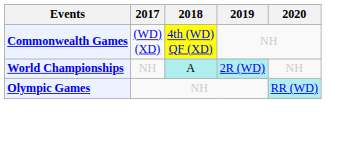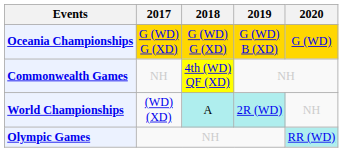+ row: (70, 41)
(148, 41) (WD) (XD) -> (159, 76) NH
(148, 69) NH -> (159, 110) (WD) (XD)
